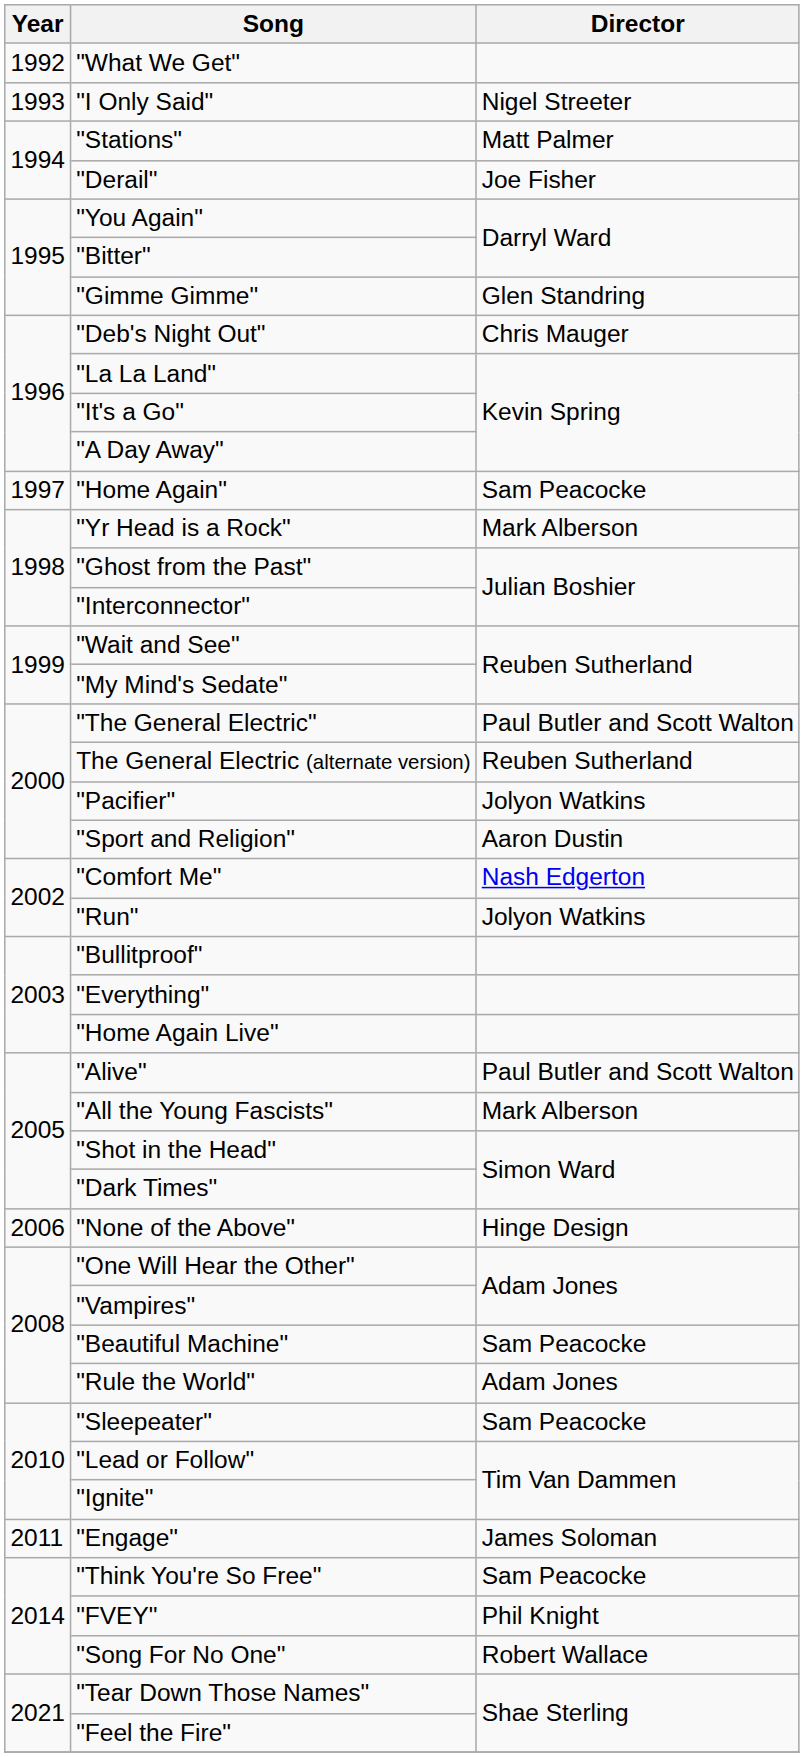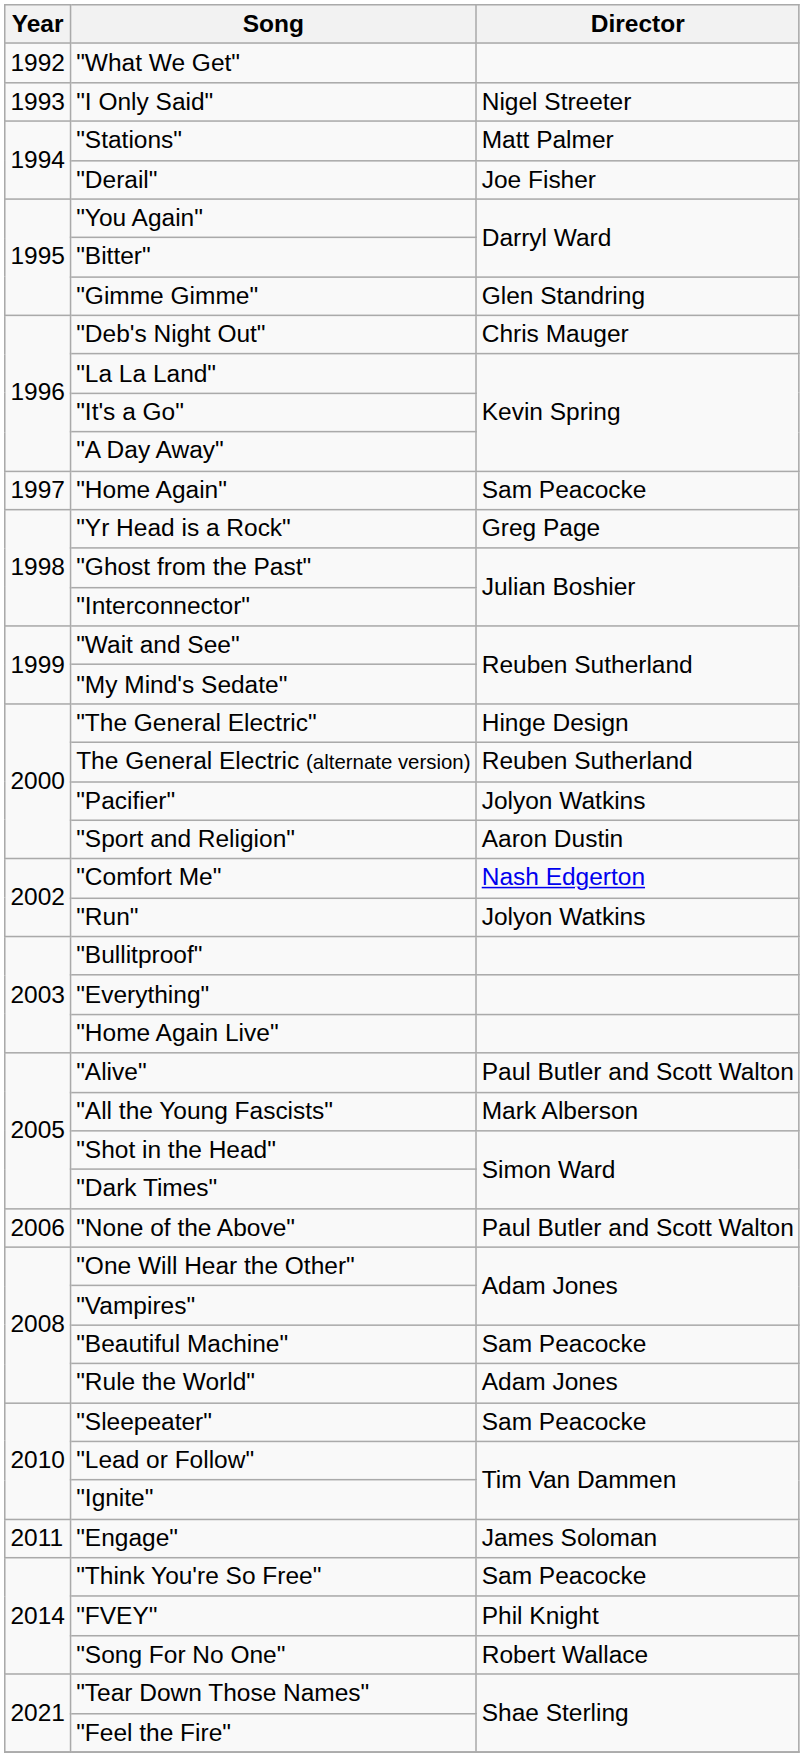(560, 528) Mark Alberson -> (541, 528) Greg Page
(638, 722) Paul Butler and Scott Walton -> (555, 722) Hinge Design
(555, 1227) Hinge Design -> (638, 1227) Paul Butler and Scott Walton
